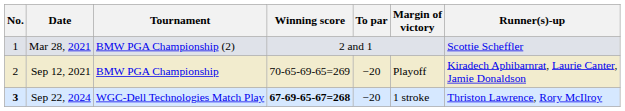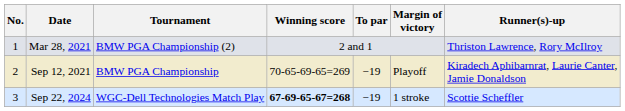(485, 46) Scottie Scheffler -> (525, 46) Thriston Lawrence, Rory McIlroy
(372, 71) −20 -> (372, 71) −19
(15, 97) bold -> (15, 97) normal
(372, 97) −20 -> (372, 97) −19
(525, 97) Thriston Lawrence, Rory McIlroy -> (485, 97) Scottie Scheffler
